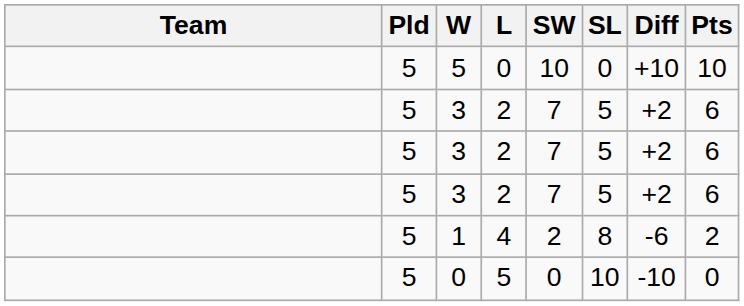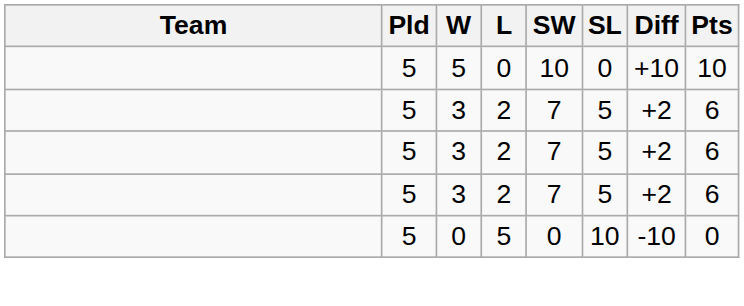- row: (459, 236)
